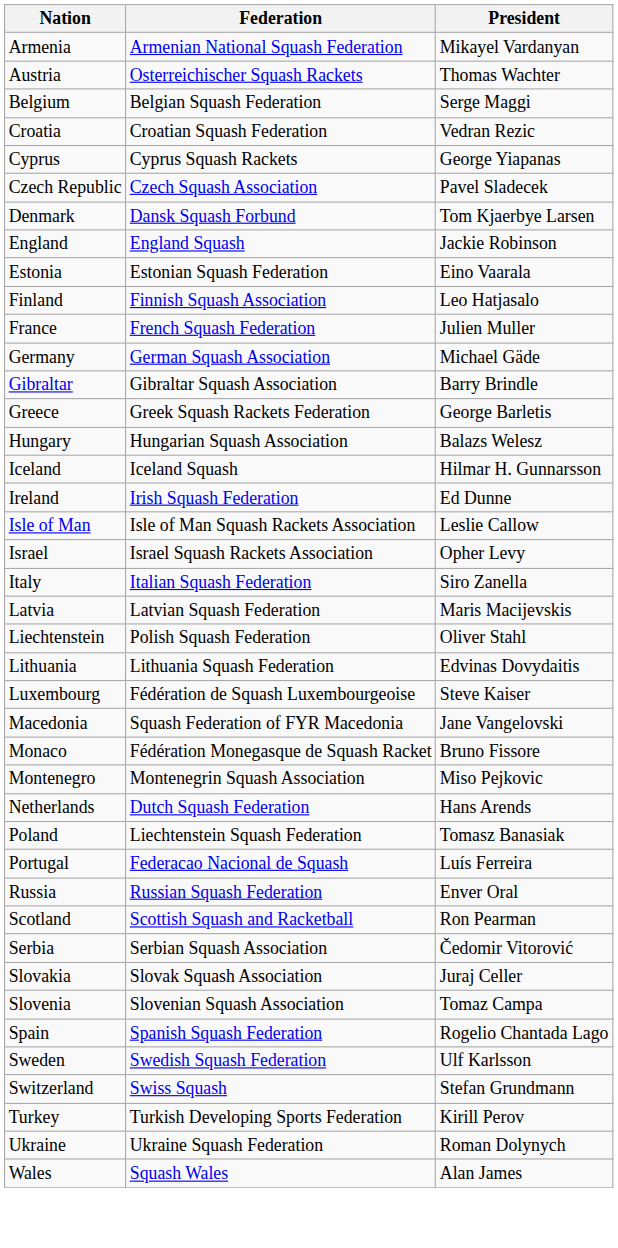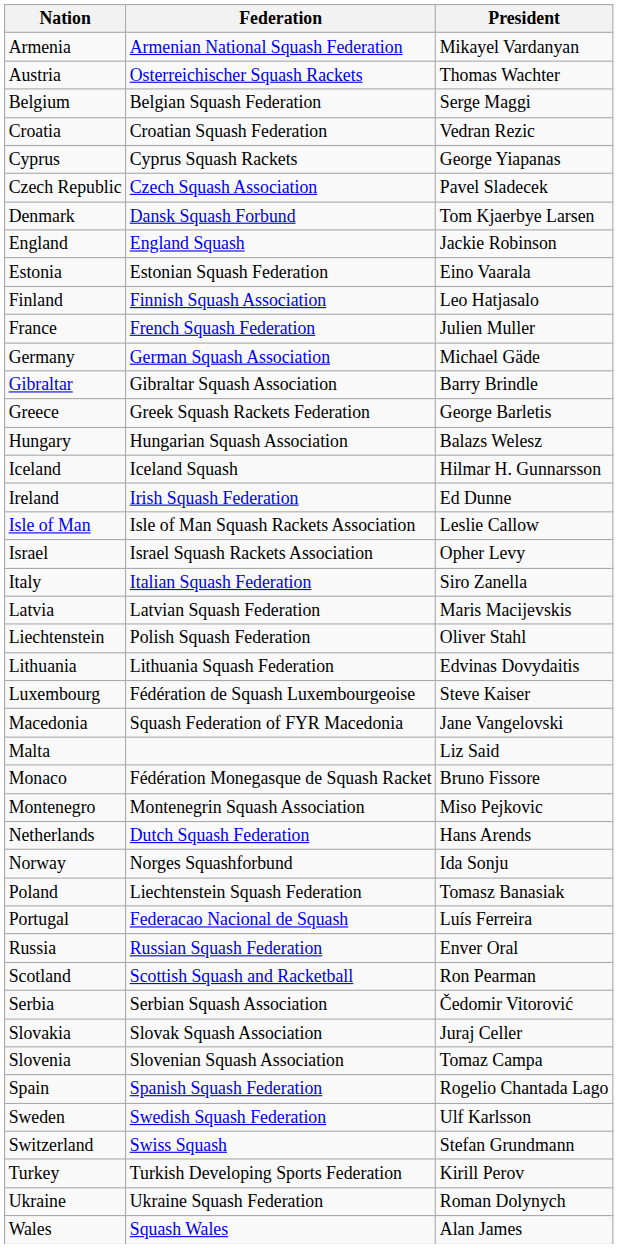+ row: (29, 750)
+ row: (37, 863)
